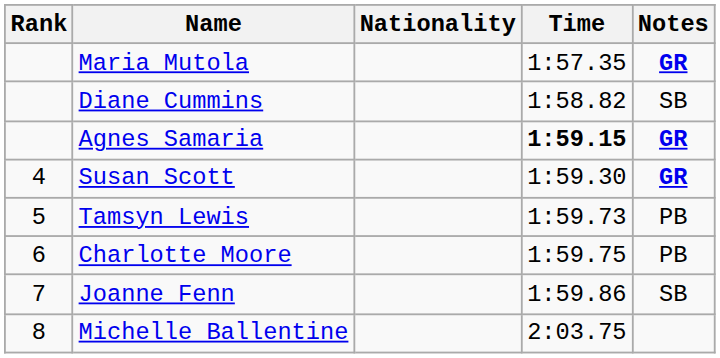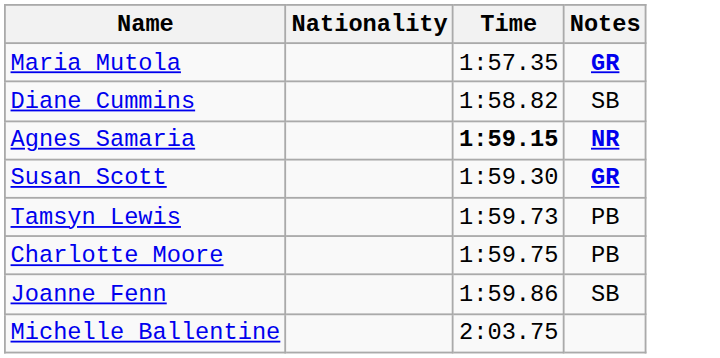- column: (39, 24)
(673, 140) GR -> (605, 140) NR
